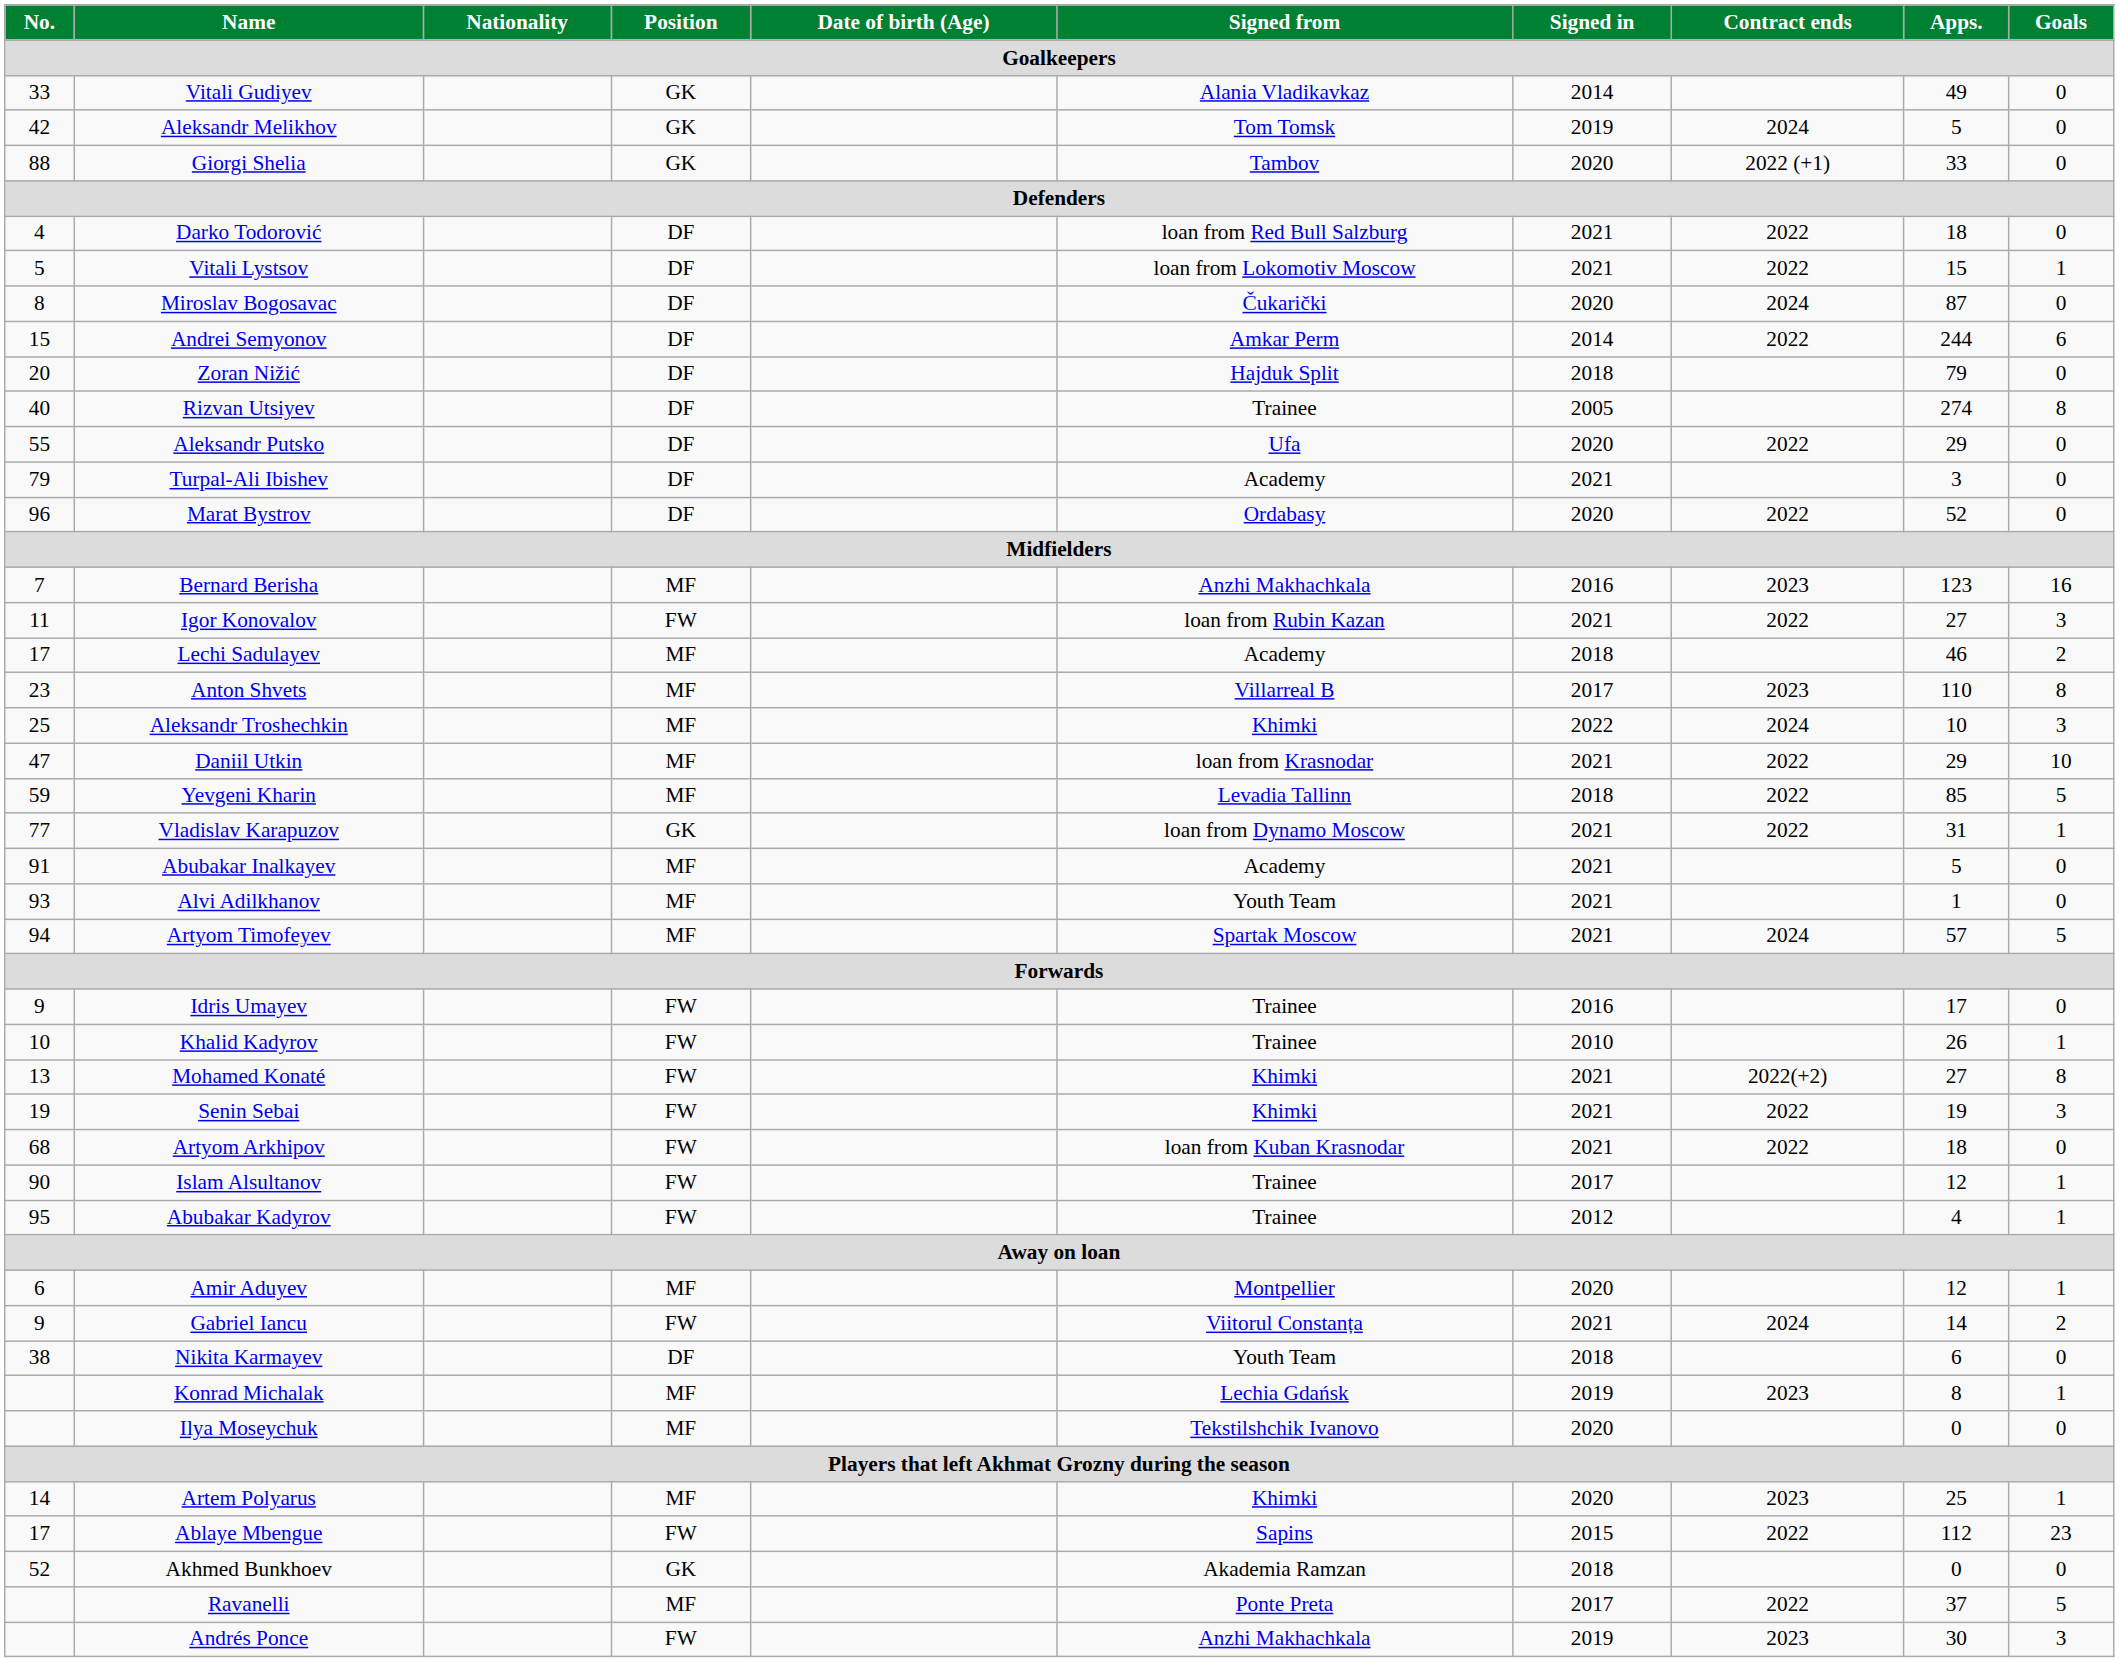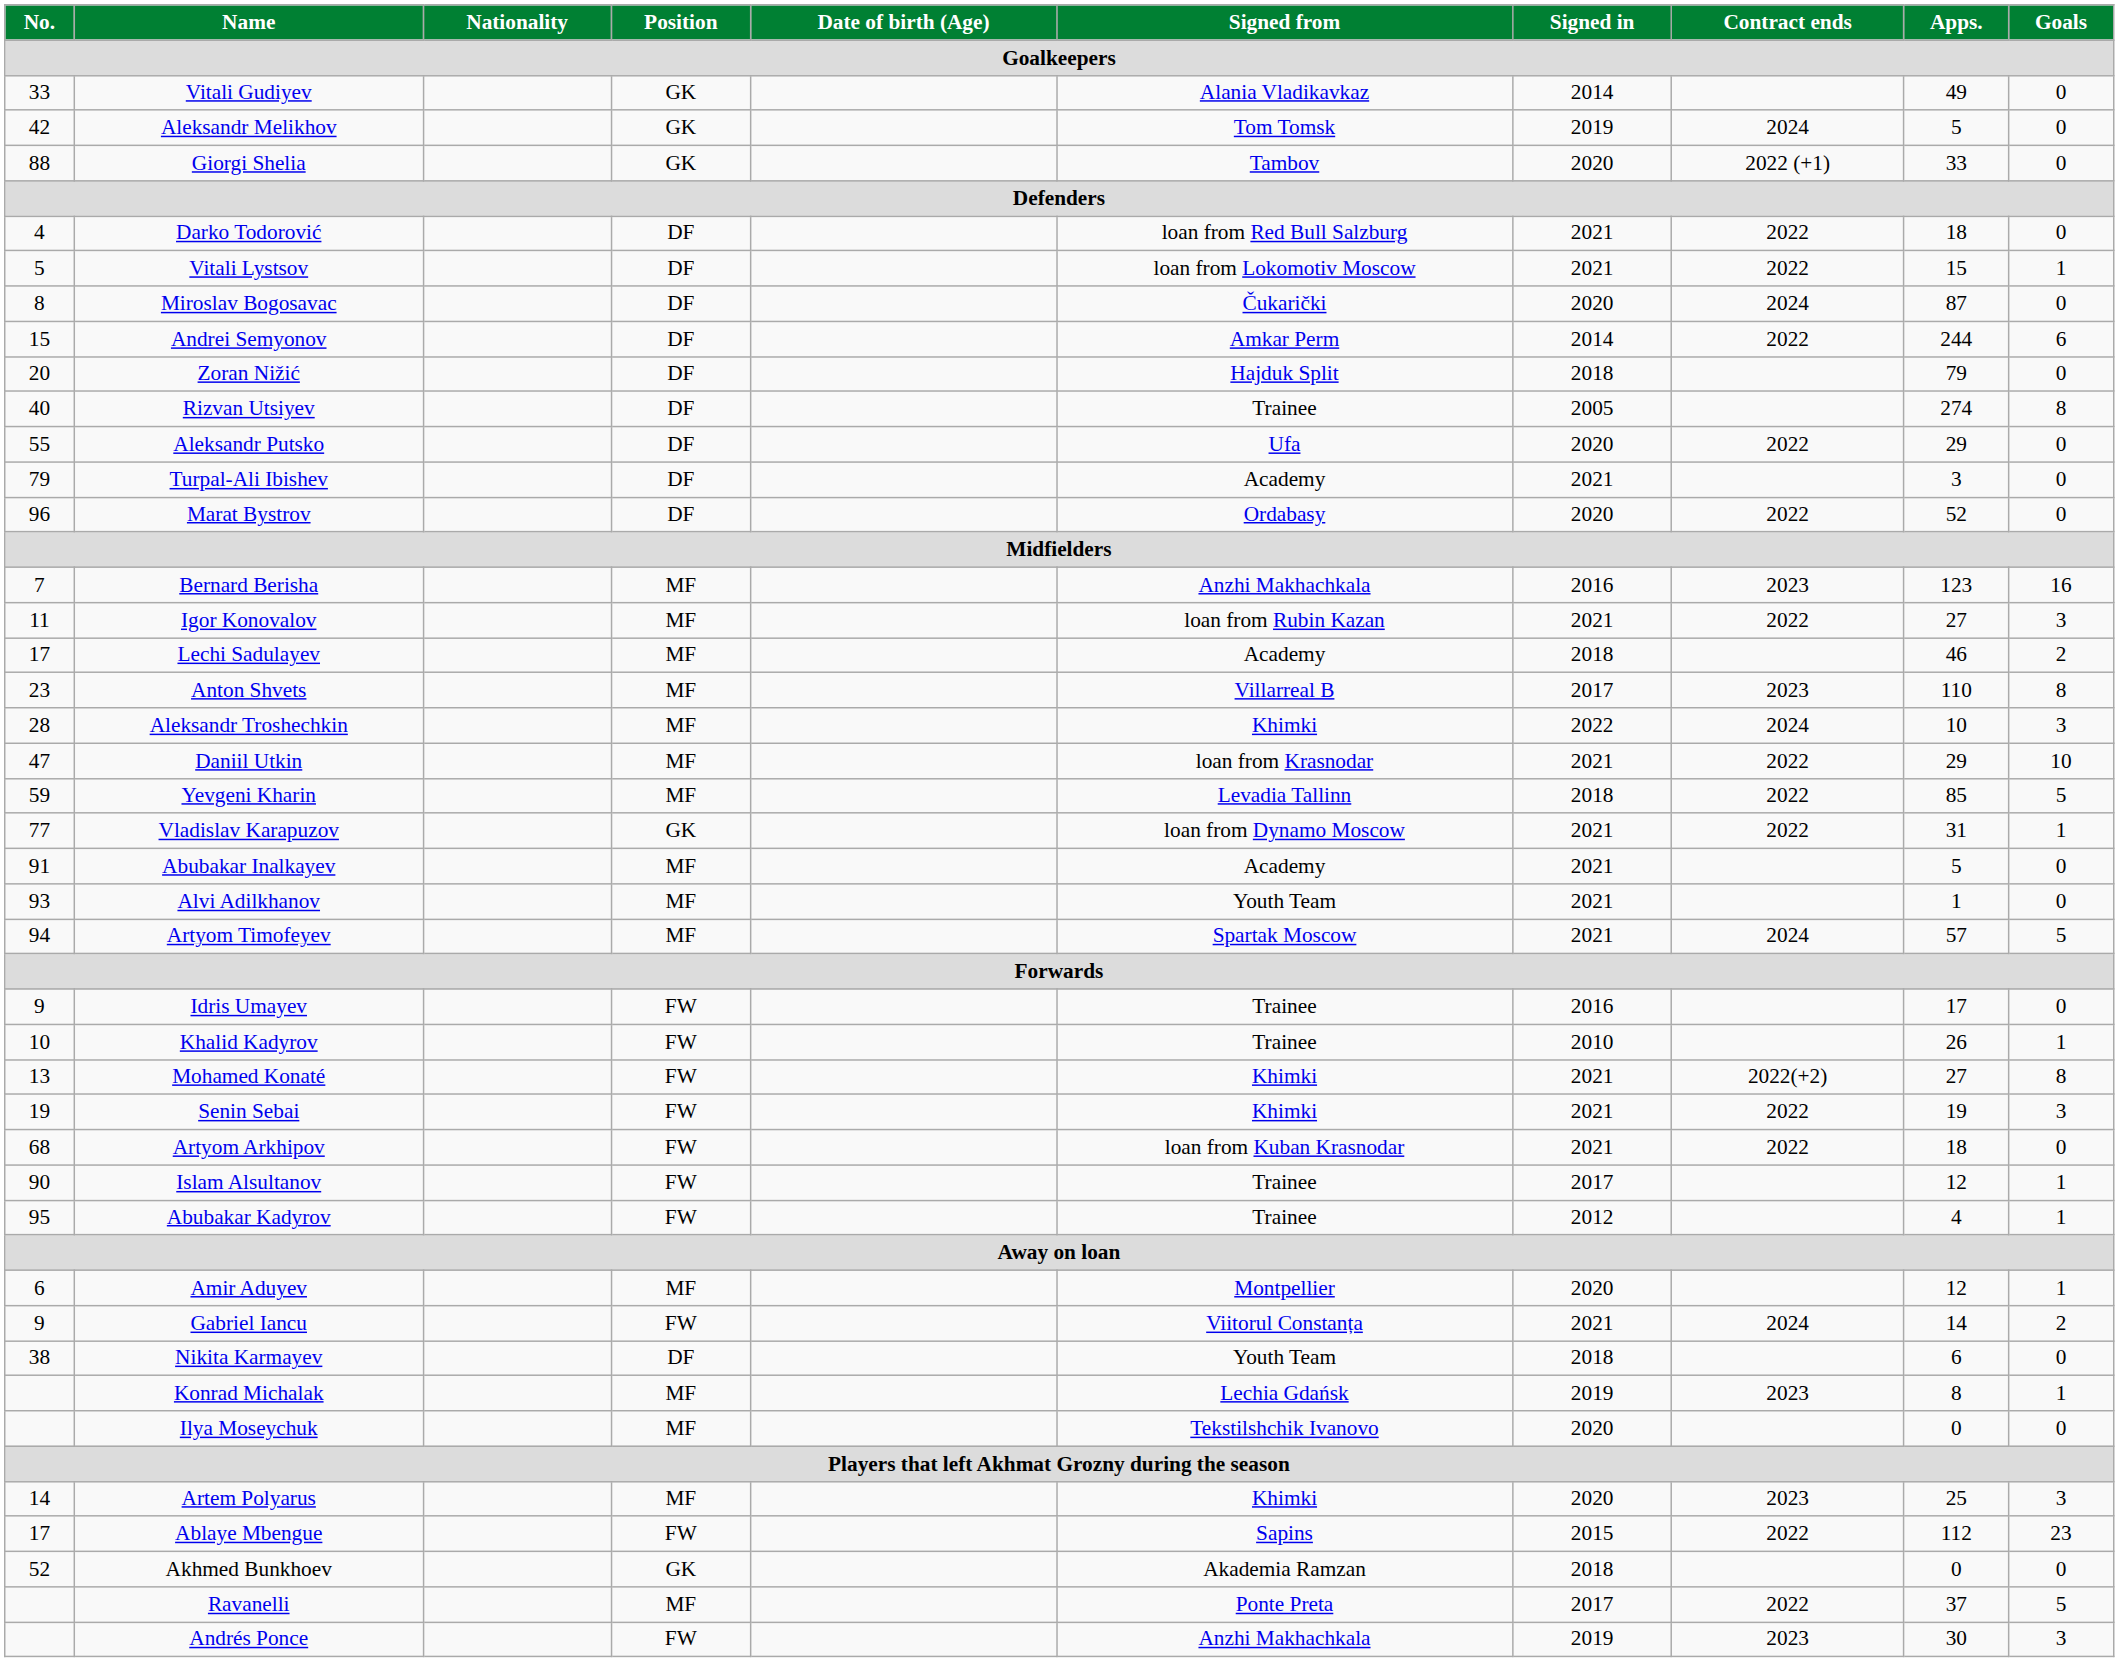(681, 620) FW -> (681, 620) MF
(39, 725) 25 -> (39, 725) 28
(2061, 1498) 1 -> (2061, 1498) 3
